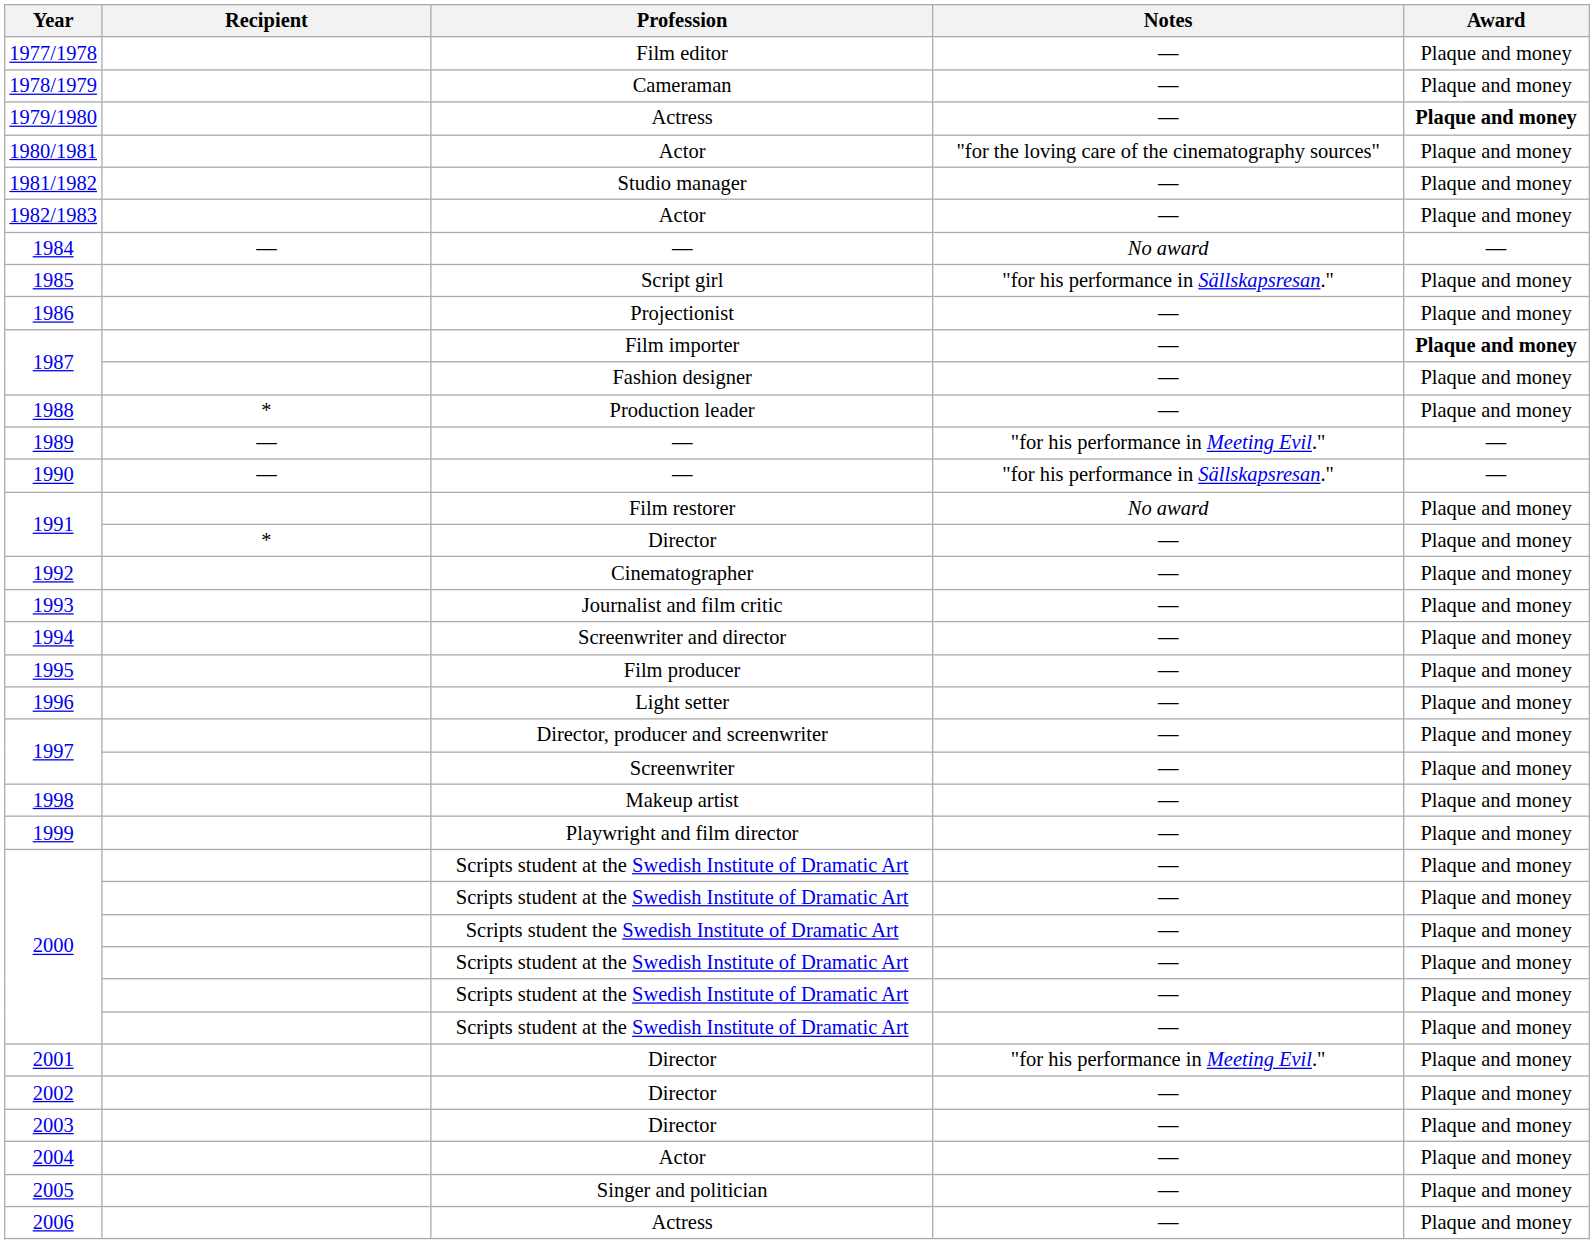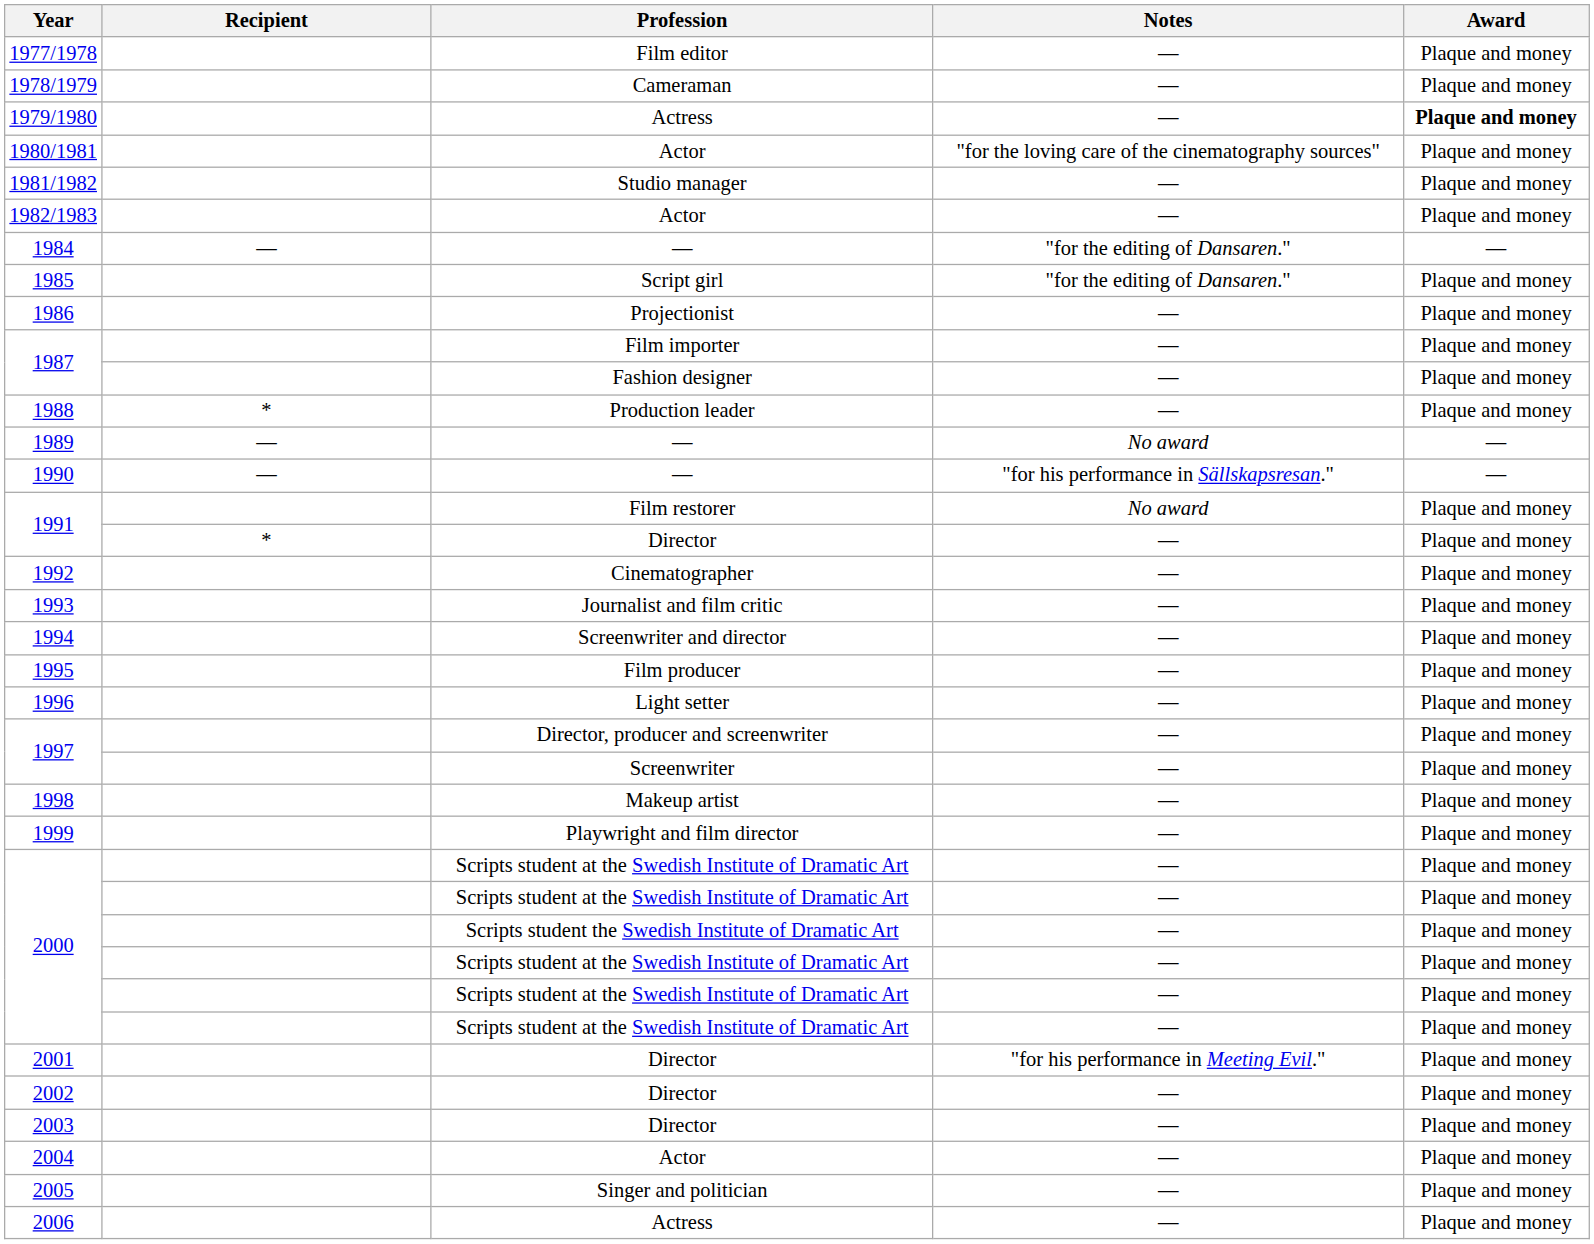(1168, 248) No award -> (1168, 248) "for the editing of Dansaren."
(1168, 280) "for his performance in Sällskapsresan." -> (1168, 280) "for the editing of Dansaren."
(1496, 345) bold -> (1496, 345) normal
(1168, 442) "for his performance in Meeting Evil." -> (1168, 442) No award
